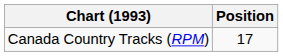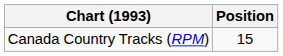(245, 39) 17 -> (245, 39) 15
